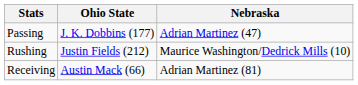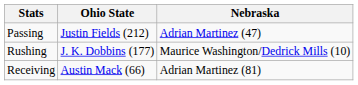(107, 32) J. K. Dobbins (177) -> (105, 32) Justin Fields (212)
(105, 51) Justin Fields (212) -> (107, 51) J. K. Dobbins (177)
